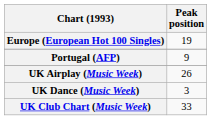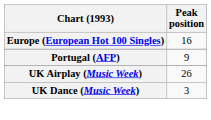(187, 40) 19 -> (187, 40) 16
- row: (85, 106)
